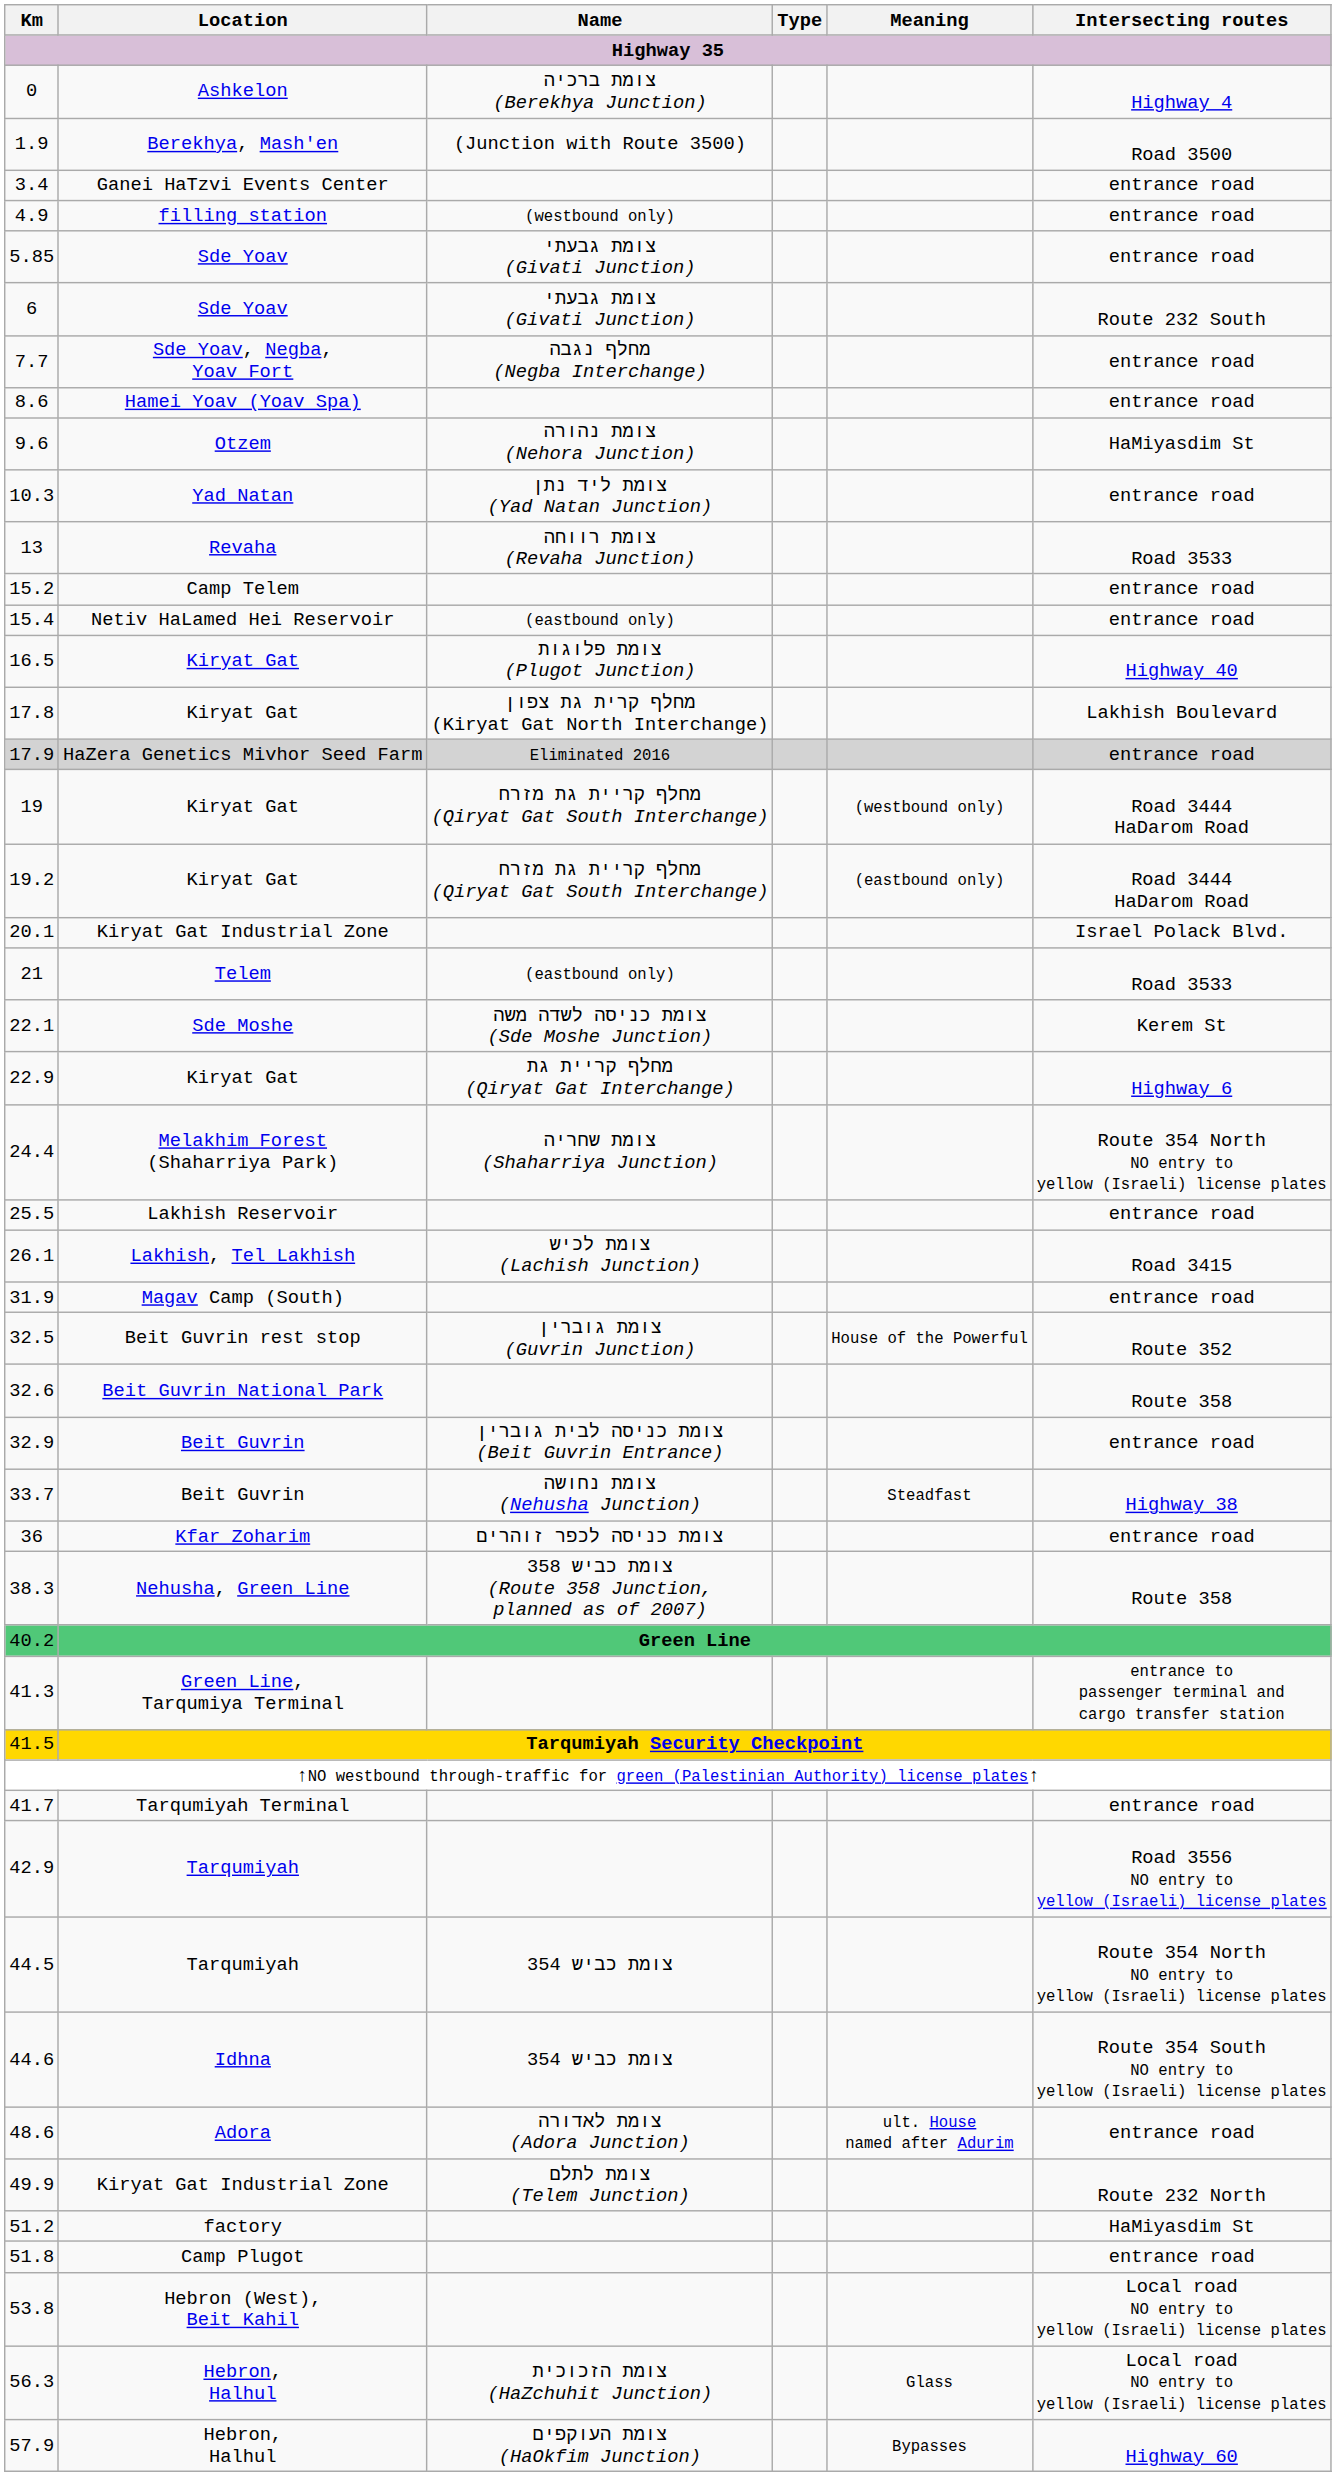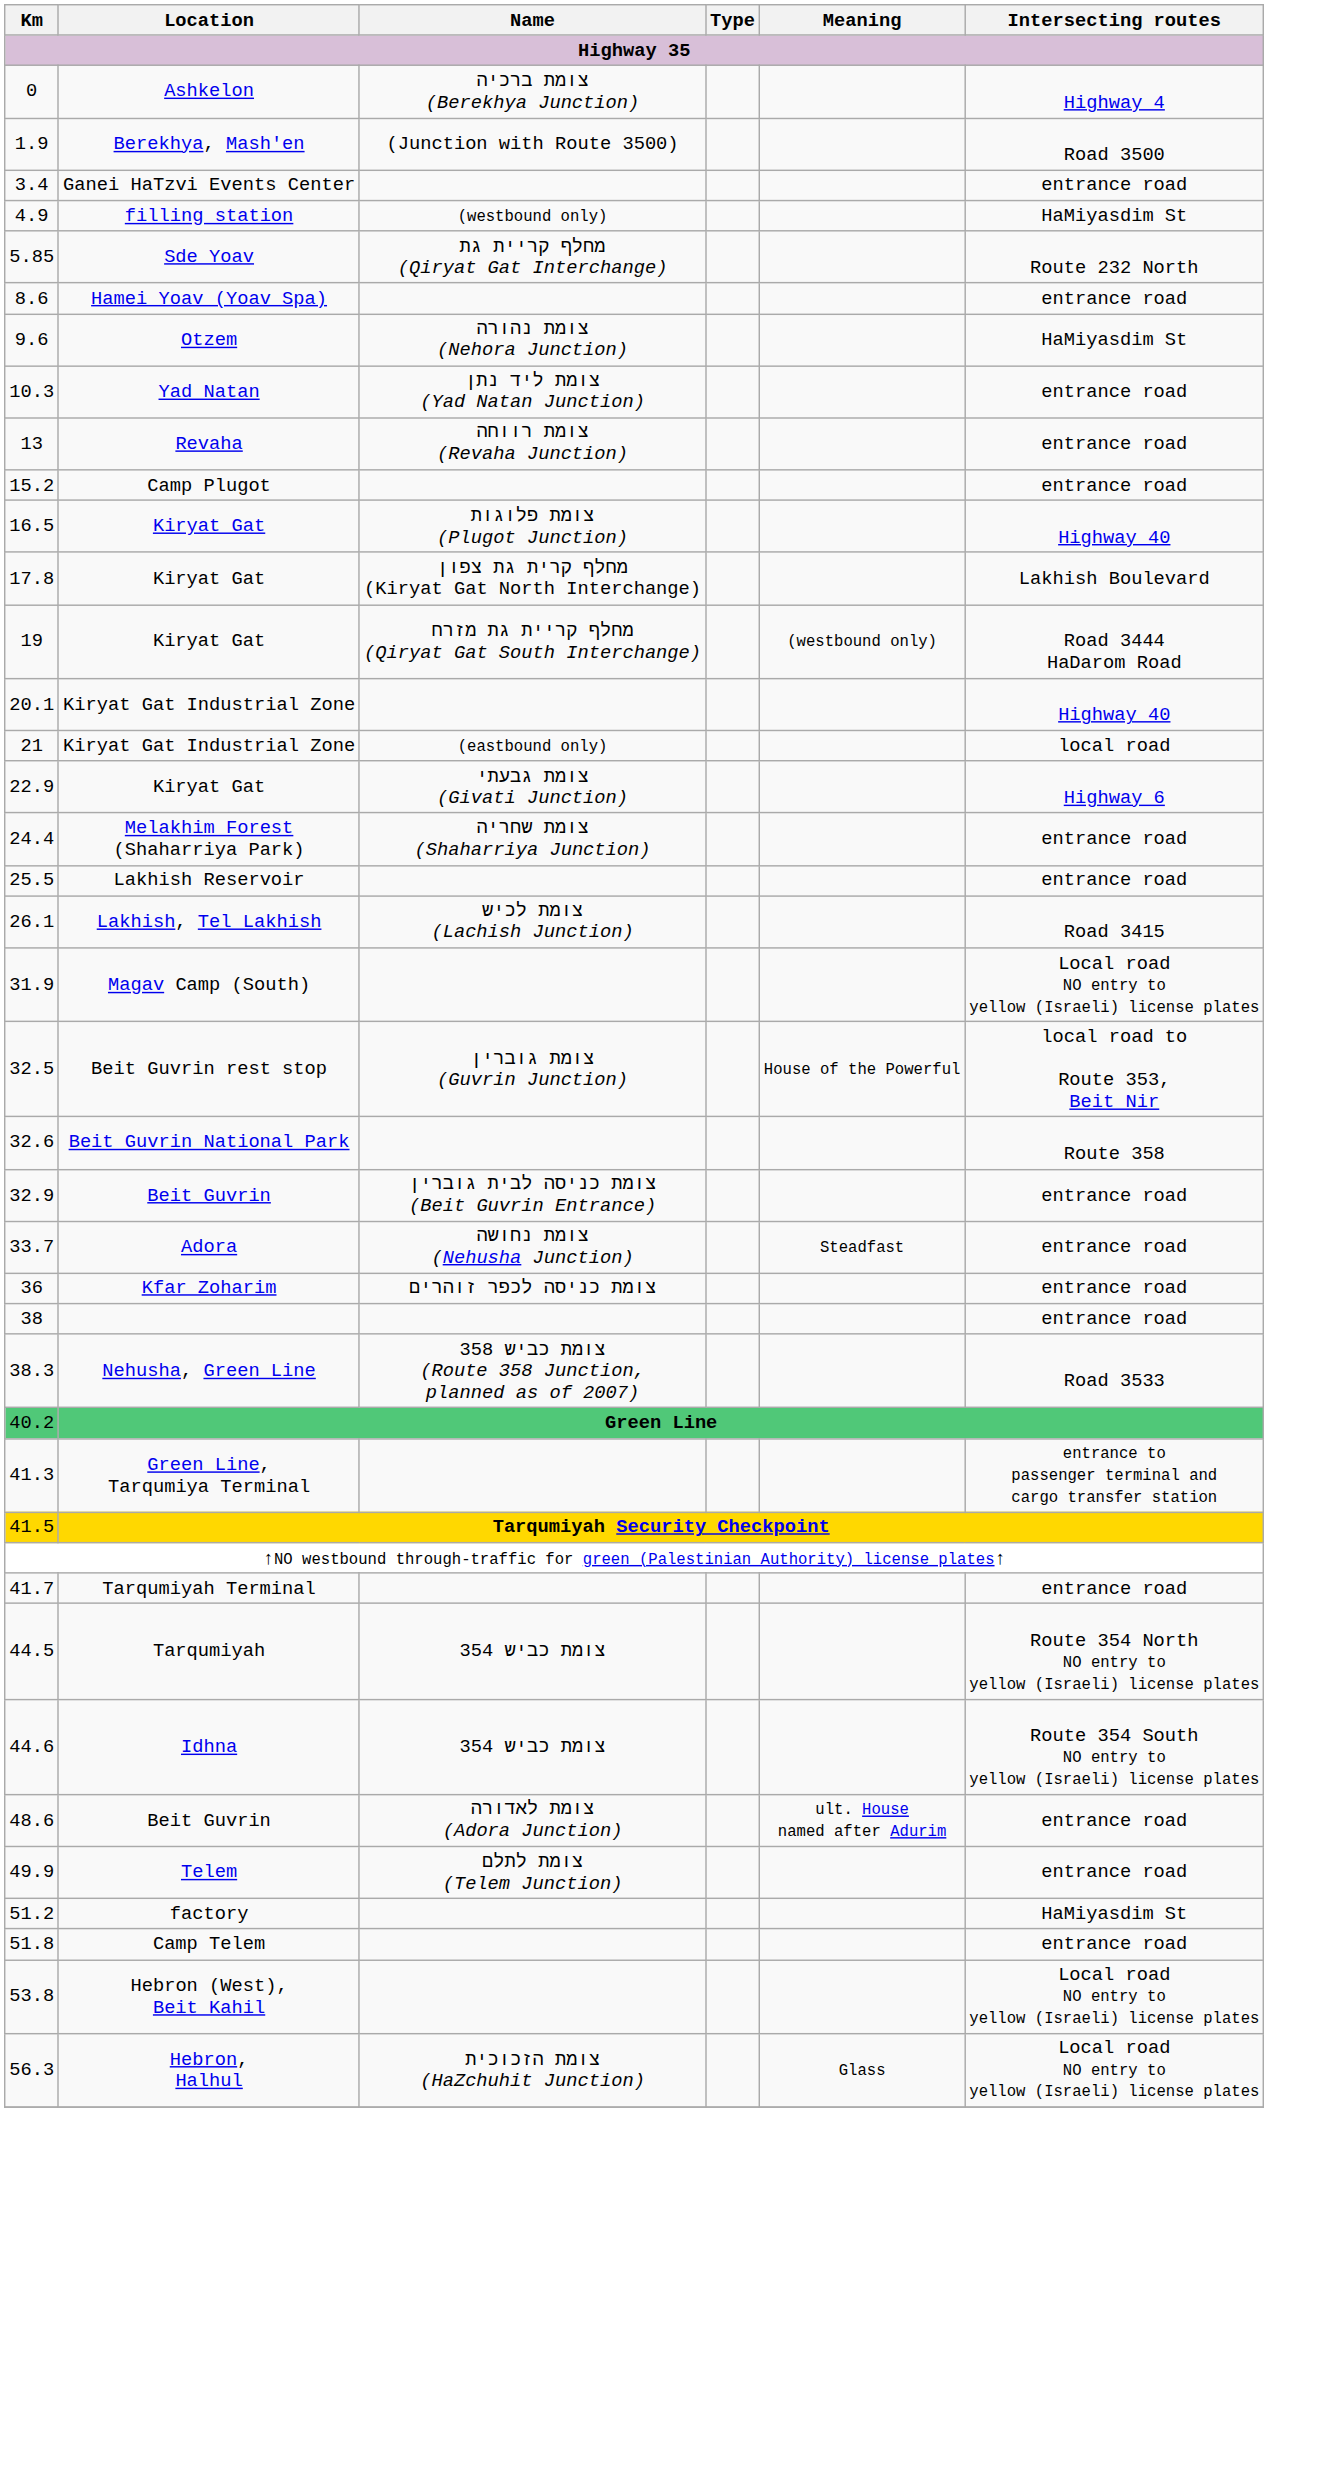(1182, 216) entrance road -> (1114, 216) HaMiyasdim St
(600, 257) צומת גבעתי (Givati Junction) -> (533, 257) מחלף קריית גת (Qiryat Gat Interchange)
(1182, 257) entrance road -> (1114, 268) Route 232 North
- row: (32, 309)
- row: (32, 361)
(1182, 559) Road 3533 -> (1114, 444) entrance road
(243, 589) Camp Telem -> (209, 485) Camp Plugot
- row: (32, 620)
- row: (32, 755)
- row: (32, 880)
(1182, 933) Israel Polack Blvd. -> (1114, 715) Highway 40
(243, 974) Telem -> (209, 746) Kiryat Gat Industrial Zone
(1182, 985) Road 3533 -> (1114, 746) local road
- row: (32, 1026)
(600, 1078) מחלף קריית גת (Qiryat Gat Interchange) -> (533, 787) צומת גבעתי (Givati Junction)
(1182, 1162) Route 354 North NO entry to yellow (Israeli) license plates -> (1114, 839) entrance road
(1182, 1297) entrance road -> (1114, 984) Local road NO entry to yellow (Israeli) license plates
(1182, 1349) Route 352 -> (1114, 1069) local road to Route 353, Beit Nir
(243, 1495) Beit Guvrin -> (209, 1247) Adora
(1182, 1506) Highway 38 -> (1114, 1247) entrance road
+ row: (32, 1319)
(1182, 1599) Route 358 -> (1114, 1382) Road 3533
- row: (32, 1869)
(243, 2133) Adora -> (209, 1820) Beit Guvrin
(243, 2185) Kiryat Gat Industrial Zone -> (209, 1872) Telem
(1182, 2196) Route 232 North -> (1114, 1872) entrance road
(243, 2257) Camp Plugot -> (209, 1944) Camp Telem
- row: (32, 2446)
